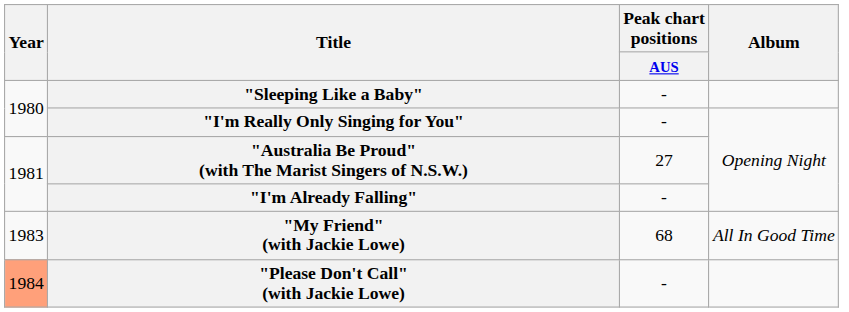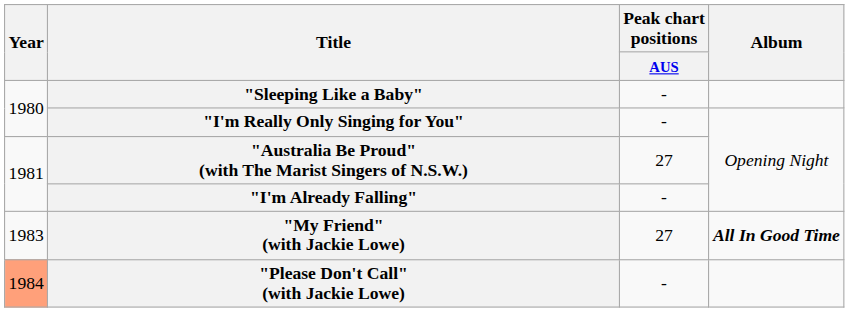(664, 235) 68 -> (664, 235) 27
(774, 235) normal -> (776, 235) bold
